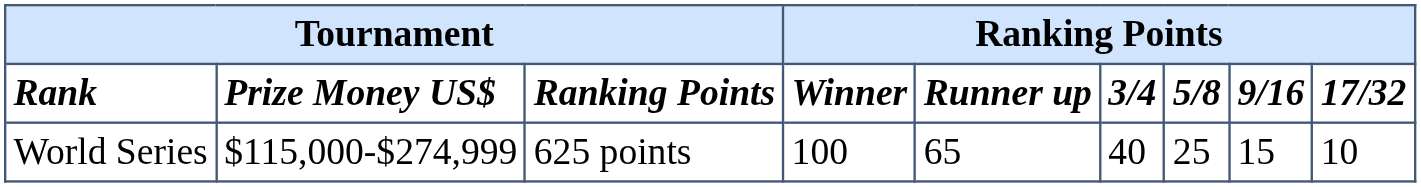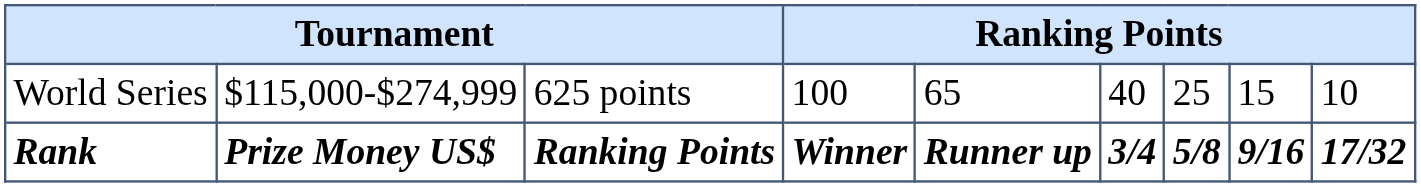rows swapped: (55, 92) <-> (111, 151)
